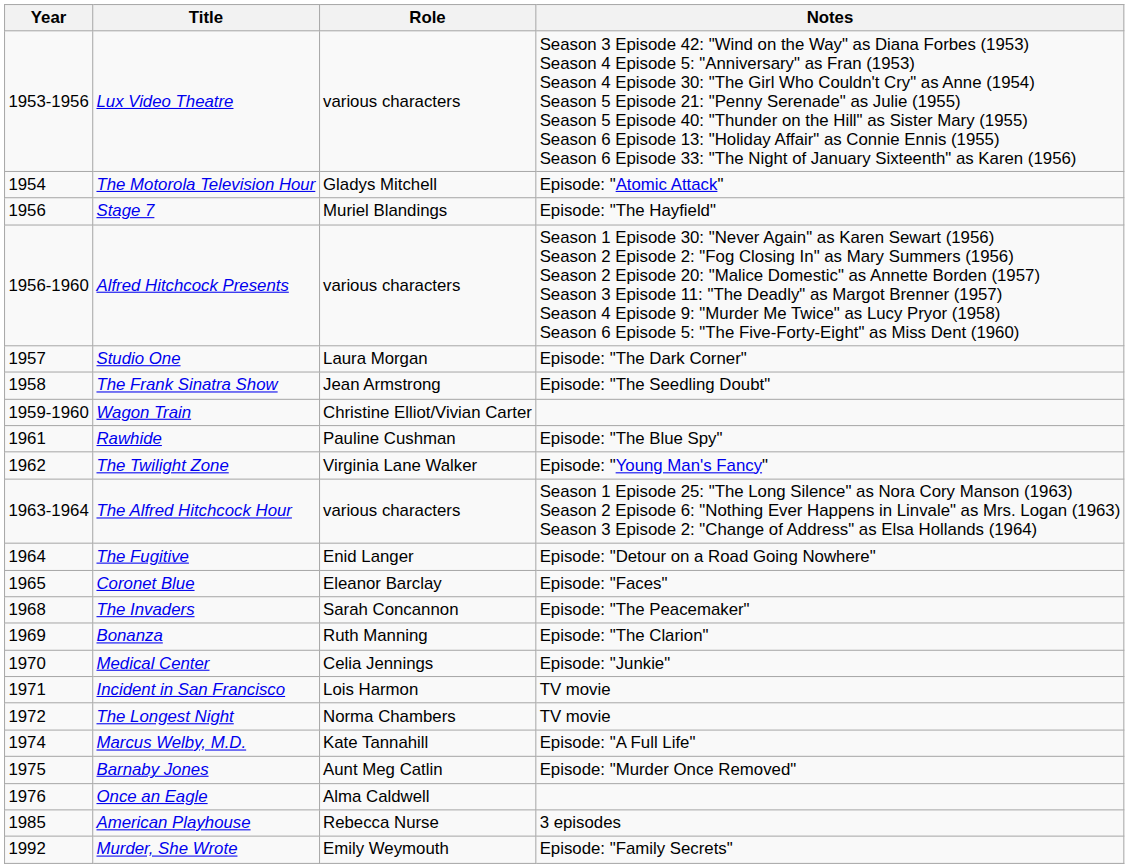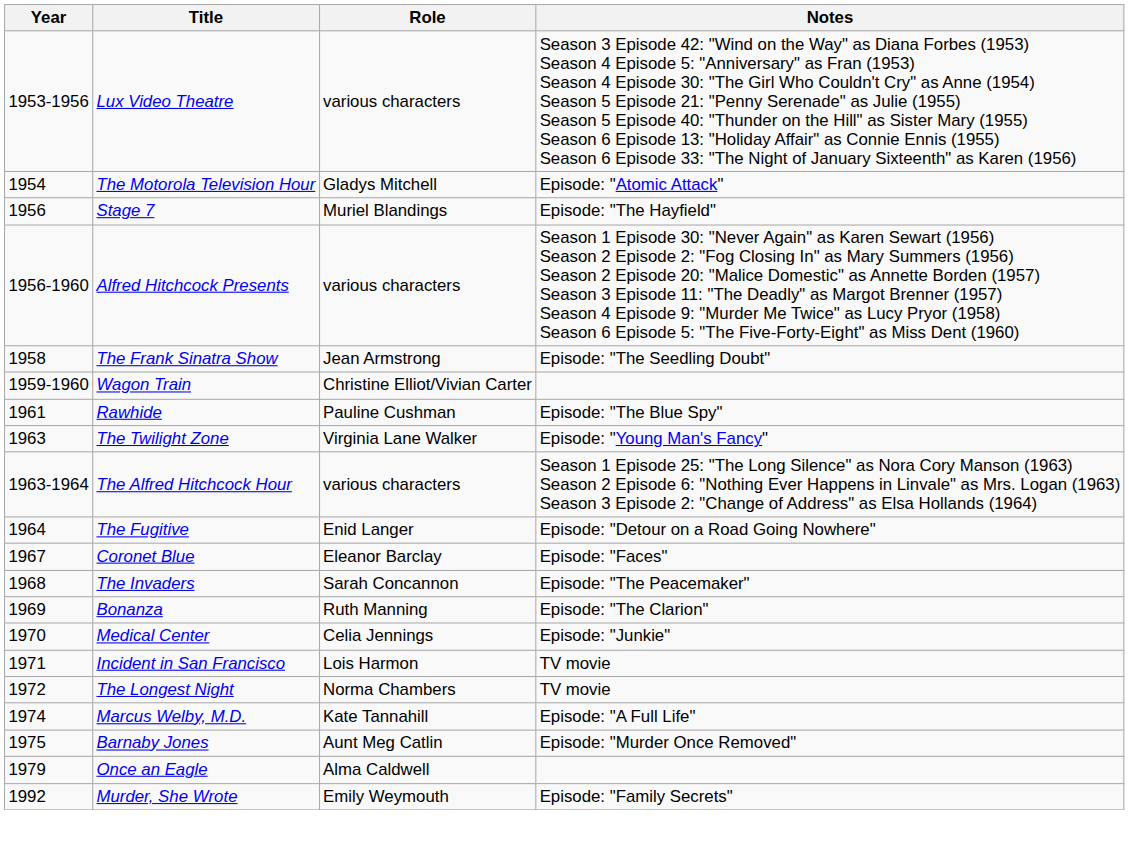- row: (139, 358)
(27, 465) 1962 -> (27, 438) 1963
(27, 583) 1965 -> (27, 556) 1967
(27, 796) 1976 -> (27, 769) 1979
- row: (174, 823)
